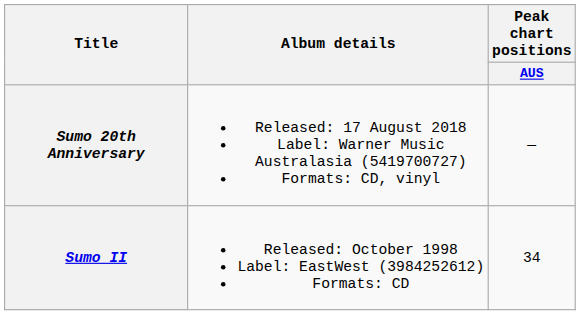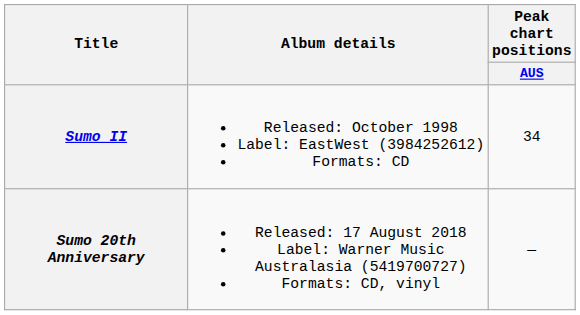rows swapped: (96, 258) <-> (96, 145)
